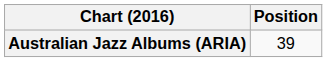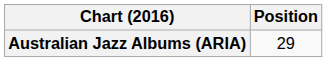(286, 43) 39 -> (286, 43) 29
